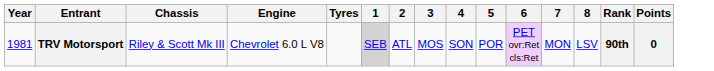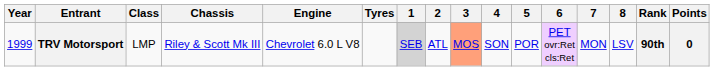+ column: (144, 14)
(20, 44) 1981 -> (20, 44) 1999
(430, 44) no background -> (466, 44) lightsalmon background
